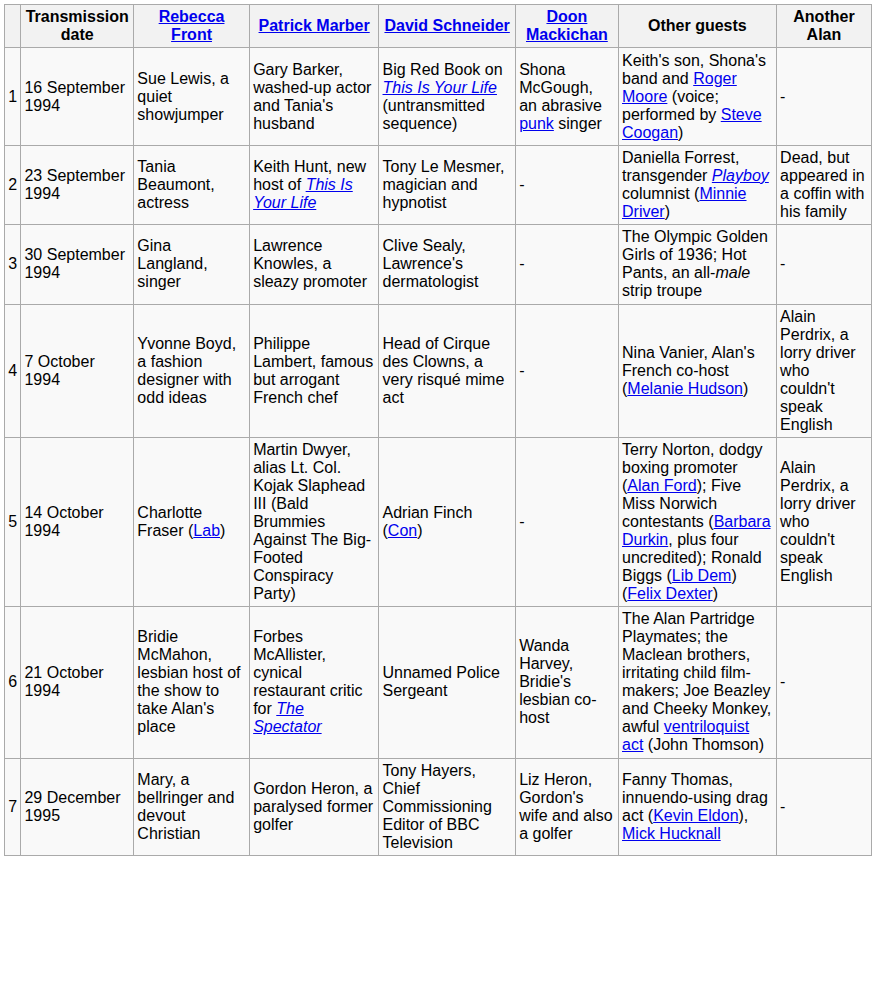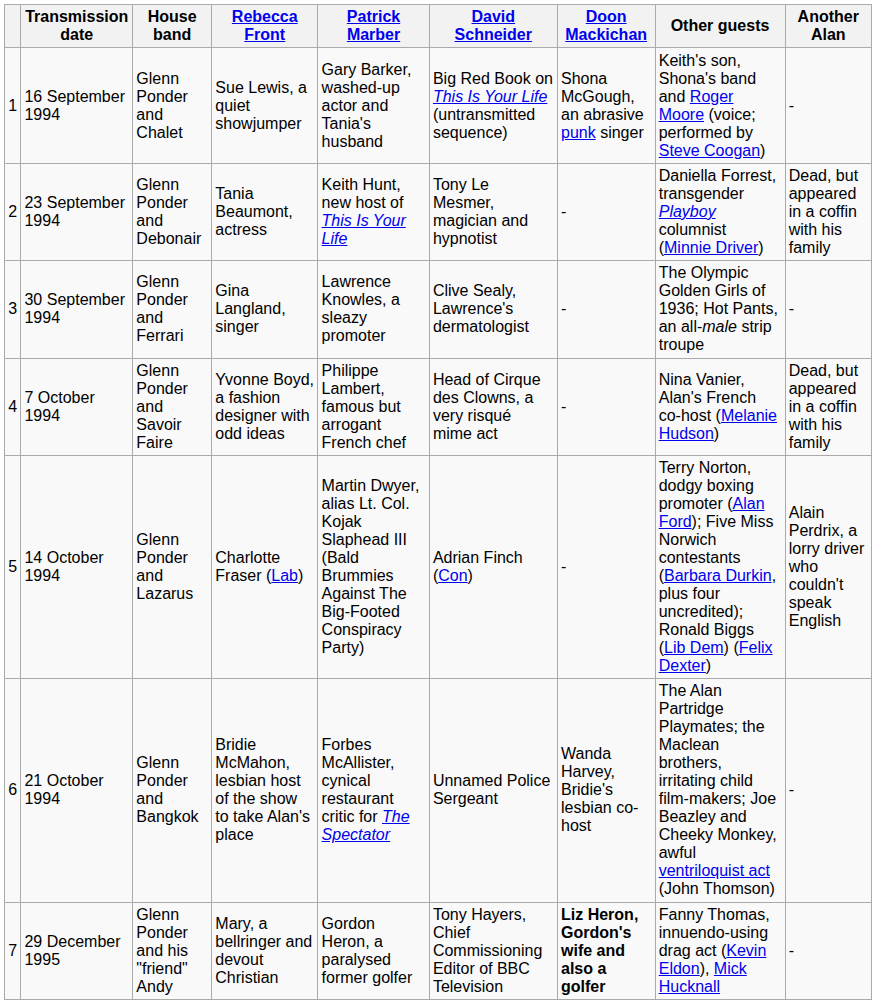+ column: (172, 26)
(818, 370) Alain Perdrix, a lorry driver who couldn't speak English -> (823, 406) Dead, but appeared in a coffin with his family
(566, 806) normal -> (600, 950) bold
